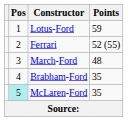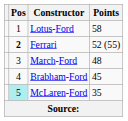(97, 28) 59 -> (97, 28) 58
(18, 44) normal -> (18, 44) bold
(97, 76) 35 -> (97, 76) 45
